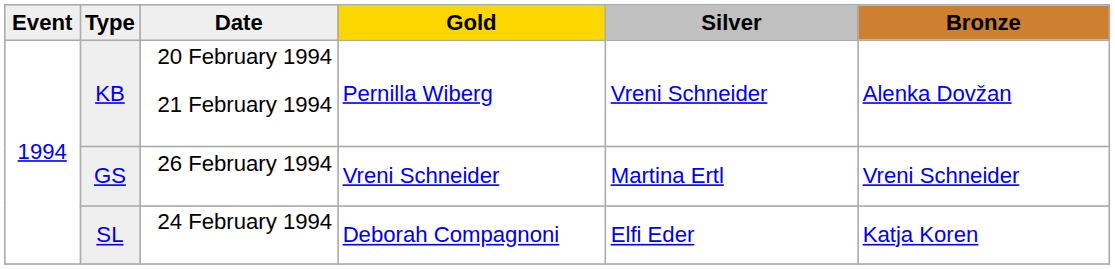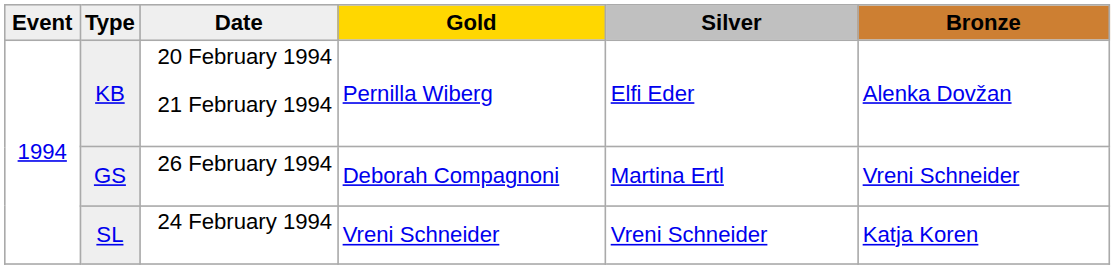(689, 93) Vreni Schneider -> (653, 93) Elfi Eder
(421, 176) Vreni Schneider -> (451, 176) Deborah Compagnoni
(451, 234) Deborah Compagnoni -> (421, 234) Vreni Schneider
(653, 234) Elfi Eder -> (689, 234) Vreni Schneider
